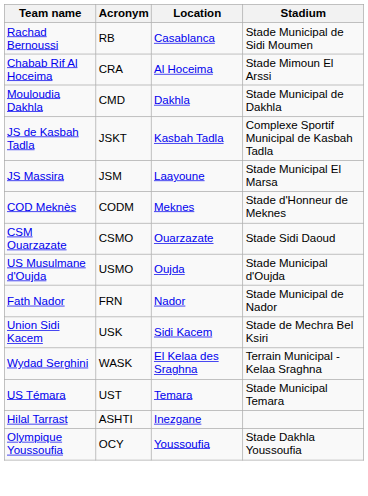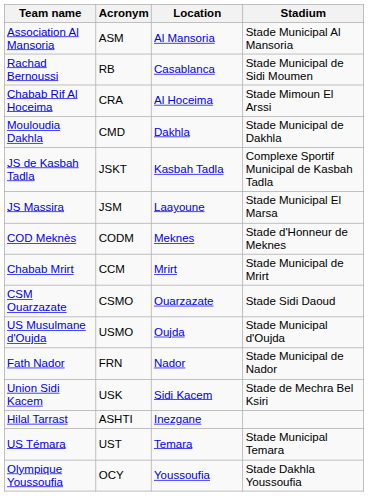+ row: (43, 38)
+ row: (40, 269)
- row: (48, 363)
rows swapped: (37, 419) <-> (36, 394)
